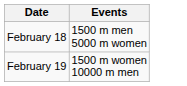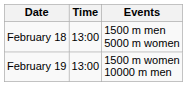+ column: (85, 13)
